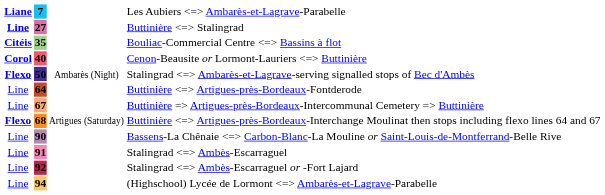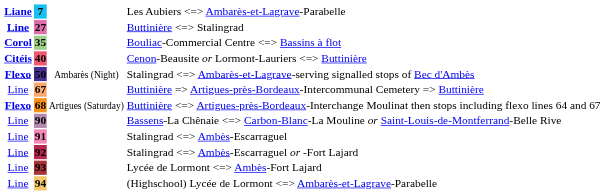(18, 42) Citéis -> (18, 42) Corol
(18, 58) Corol -> (18, 58) Citéis
- row: (244, 89)
+ row: (224, 167)
